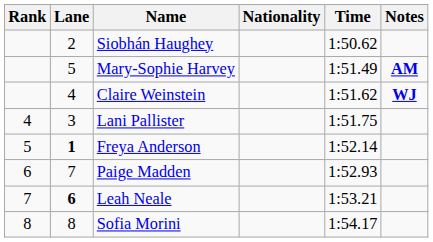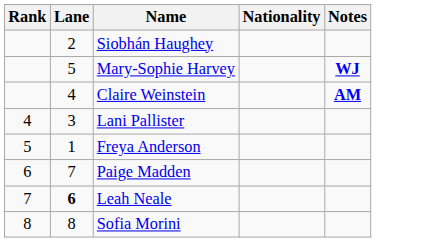- column: (353, 17)
(404, 69) AM -> (348, 69) WJ
(404, 95) WJ -> (348, 95) AM
(72, 146) bold -> (72, 146) normal
